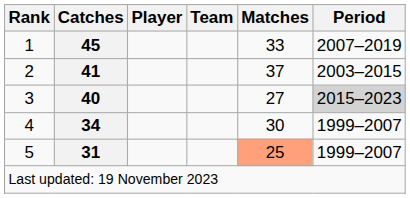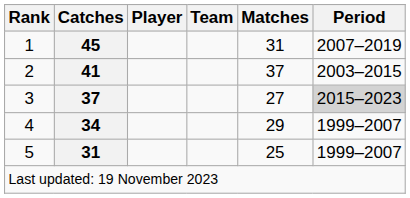(275, 44) 33 -> (275, 44) 31
(91, 98) 40 -> (91, 98) 37
(275, 125) 30 -> (275, 125) 29
(275, 152) lightsalmon background -> (275, 152) no background
